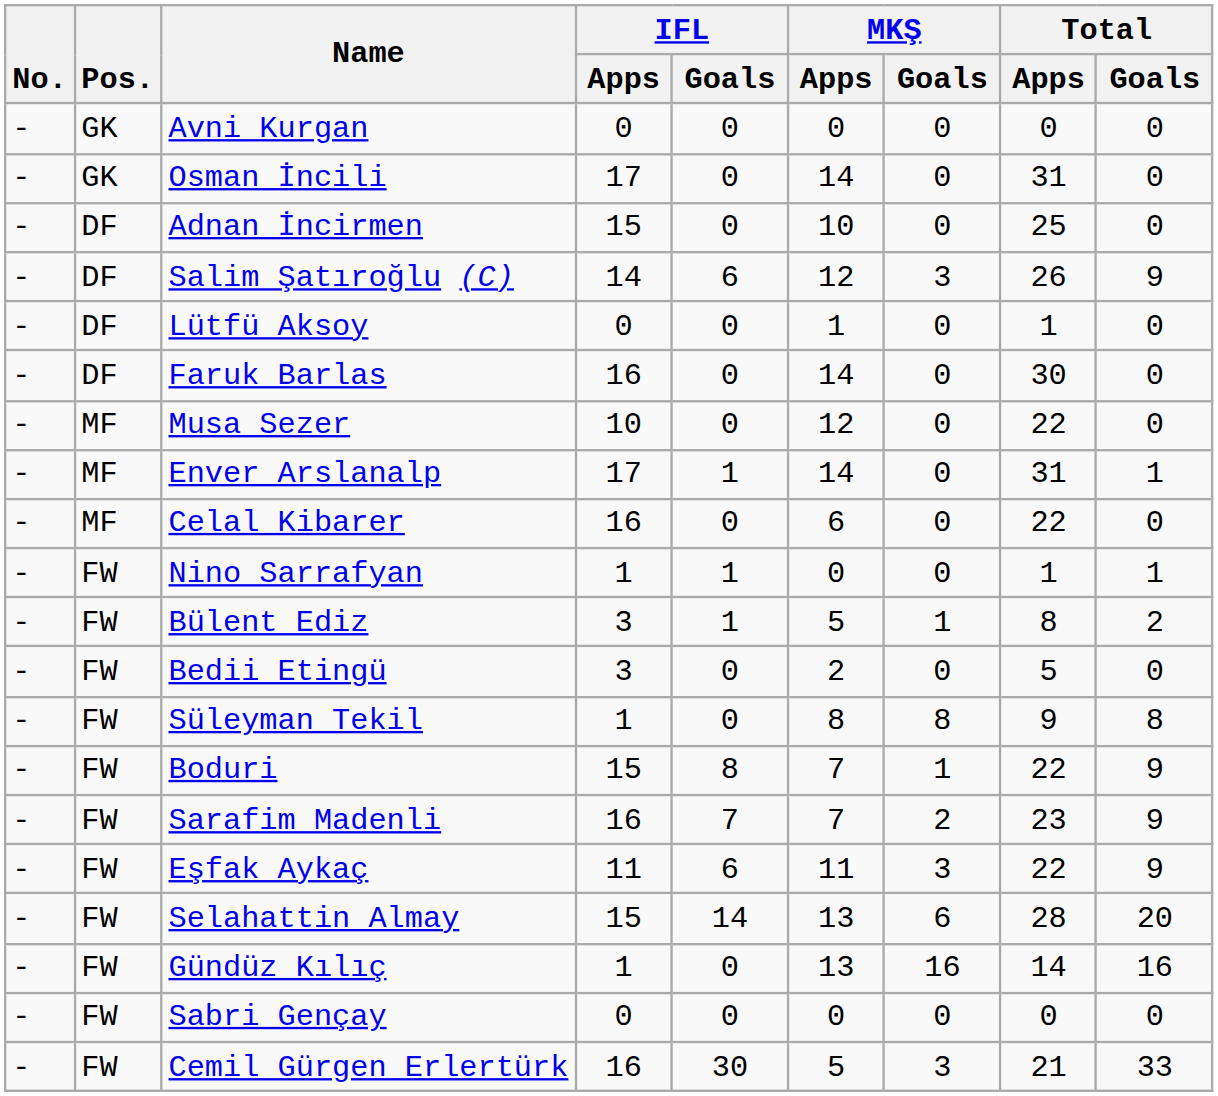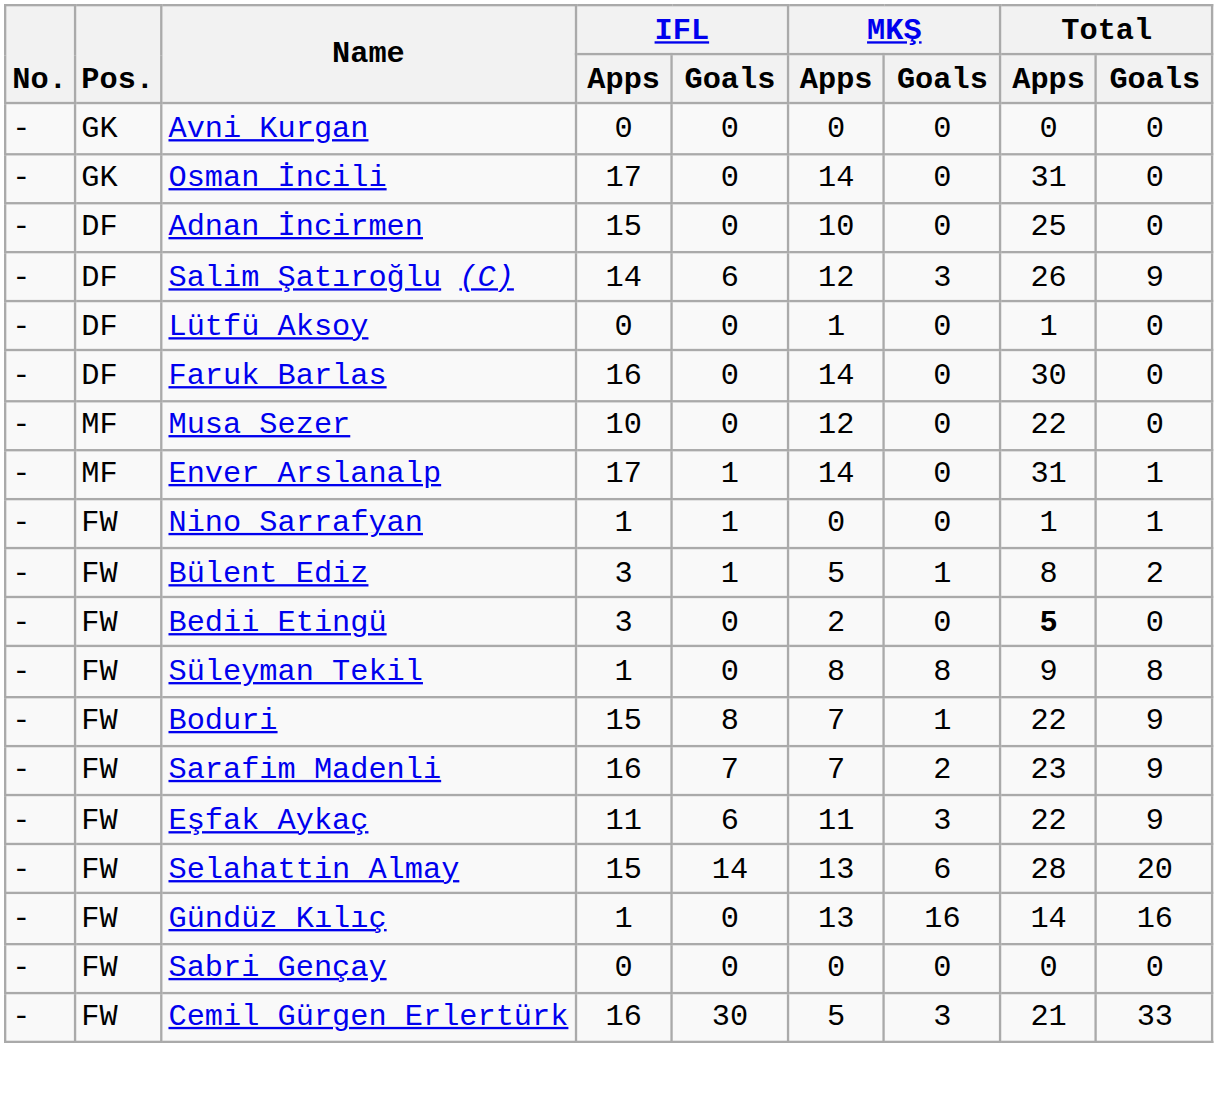- row: (287, 524)
(1049, 672) normal -> (1049, 622) bold
